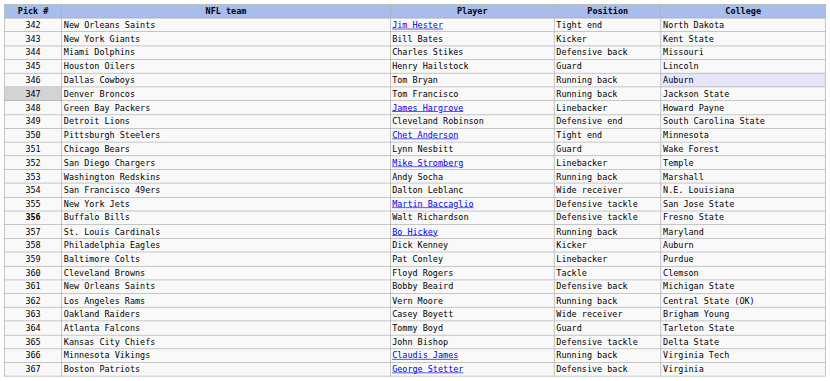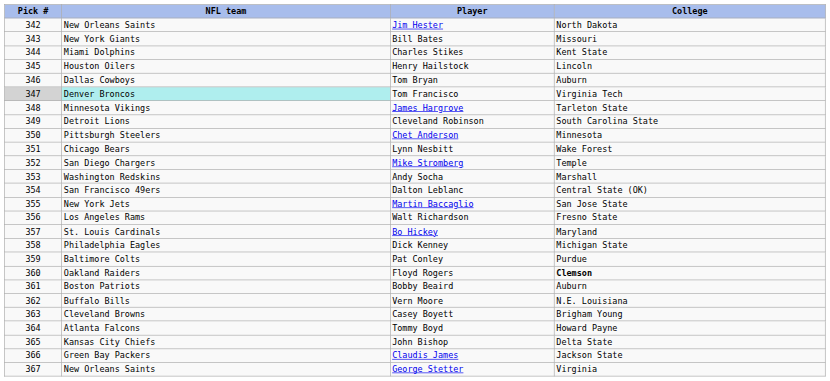- column: (608, 11)
(689, 39) Kent State -> (577, 39) Missouri
(683, 53) Missouri -> (582, 53) Kent State
(678, 80) lavender background -> (572, 80) no background
(99, 94) no background -> (99, 94) paleturquoise background
(696, 94) Jackson State -> (589, 94) Virginia Tech
(107, 108) Green Bay Packers -> (107, 108) Minnesota Vikings
(694, 108) Howard Payne -> (592, 108) Tarleton State
(699, 190) N.E. Louisiana -> (602, 190) Central State (OK)
(33, 218) bold -> (33, 218) normal
(97, 218) Buffalo Bills -> (105, 218) Los Angeles Rams
(678, 245) Auburn -> (592, 245) Michigan State
(105, 273) Cleveland Browns -> (102, 273) Oakland Raiders
(681, 273) normal -> (574, 273) bold
(110, 287) New Orleans Saints -> (102, 287) Boston Patriots
(699, 287) Michigan State -> (572, 287) Auburn
(105, 300) Los Angeles Rams -> (97, 300) Buffalo Bills
(709, 300) Central State (OK) -> (592, 300) N.E. Louisiana
(102, 314) Oakland Raiders -> (105, 314) Cleveland Browns
(699, 328) Tarleton State -> (587, 328) Howard Payne
(107, 356) Minnesota Vikings -> (107, 356) Green Bay Packers
(696, 356) Virginia Tech -> (589, 356) Jackson State
(102, 369) Boston Patriots -> (110, 369) New Orleans Saints
